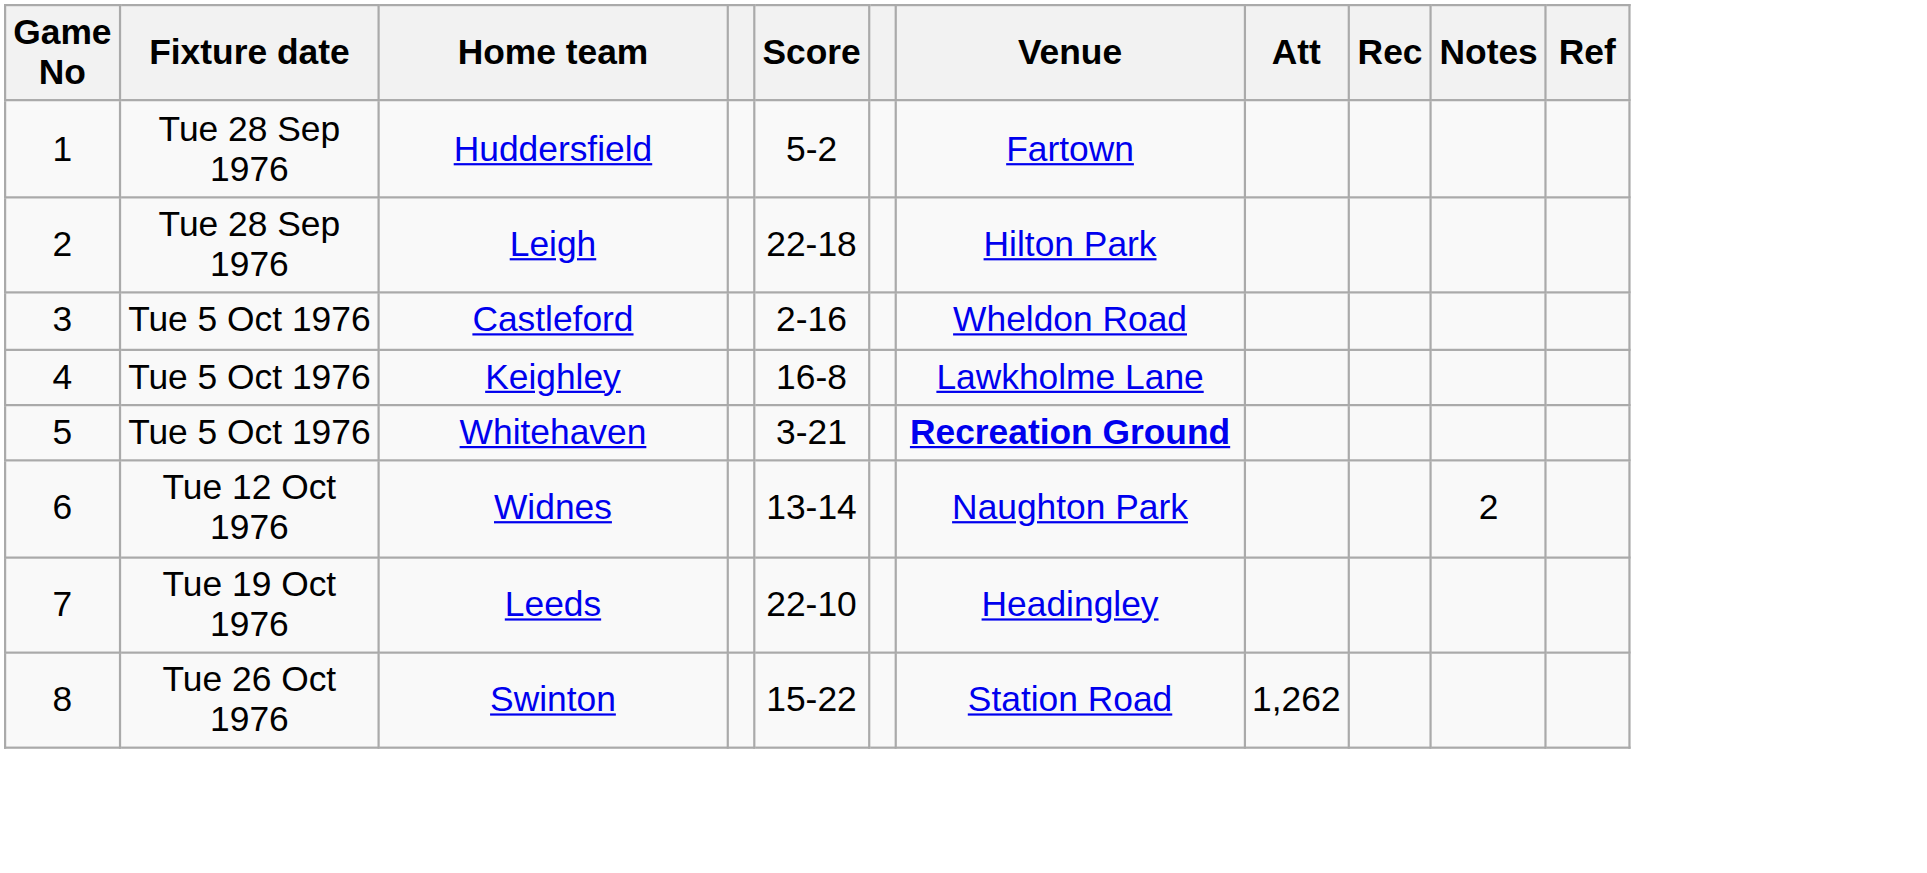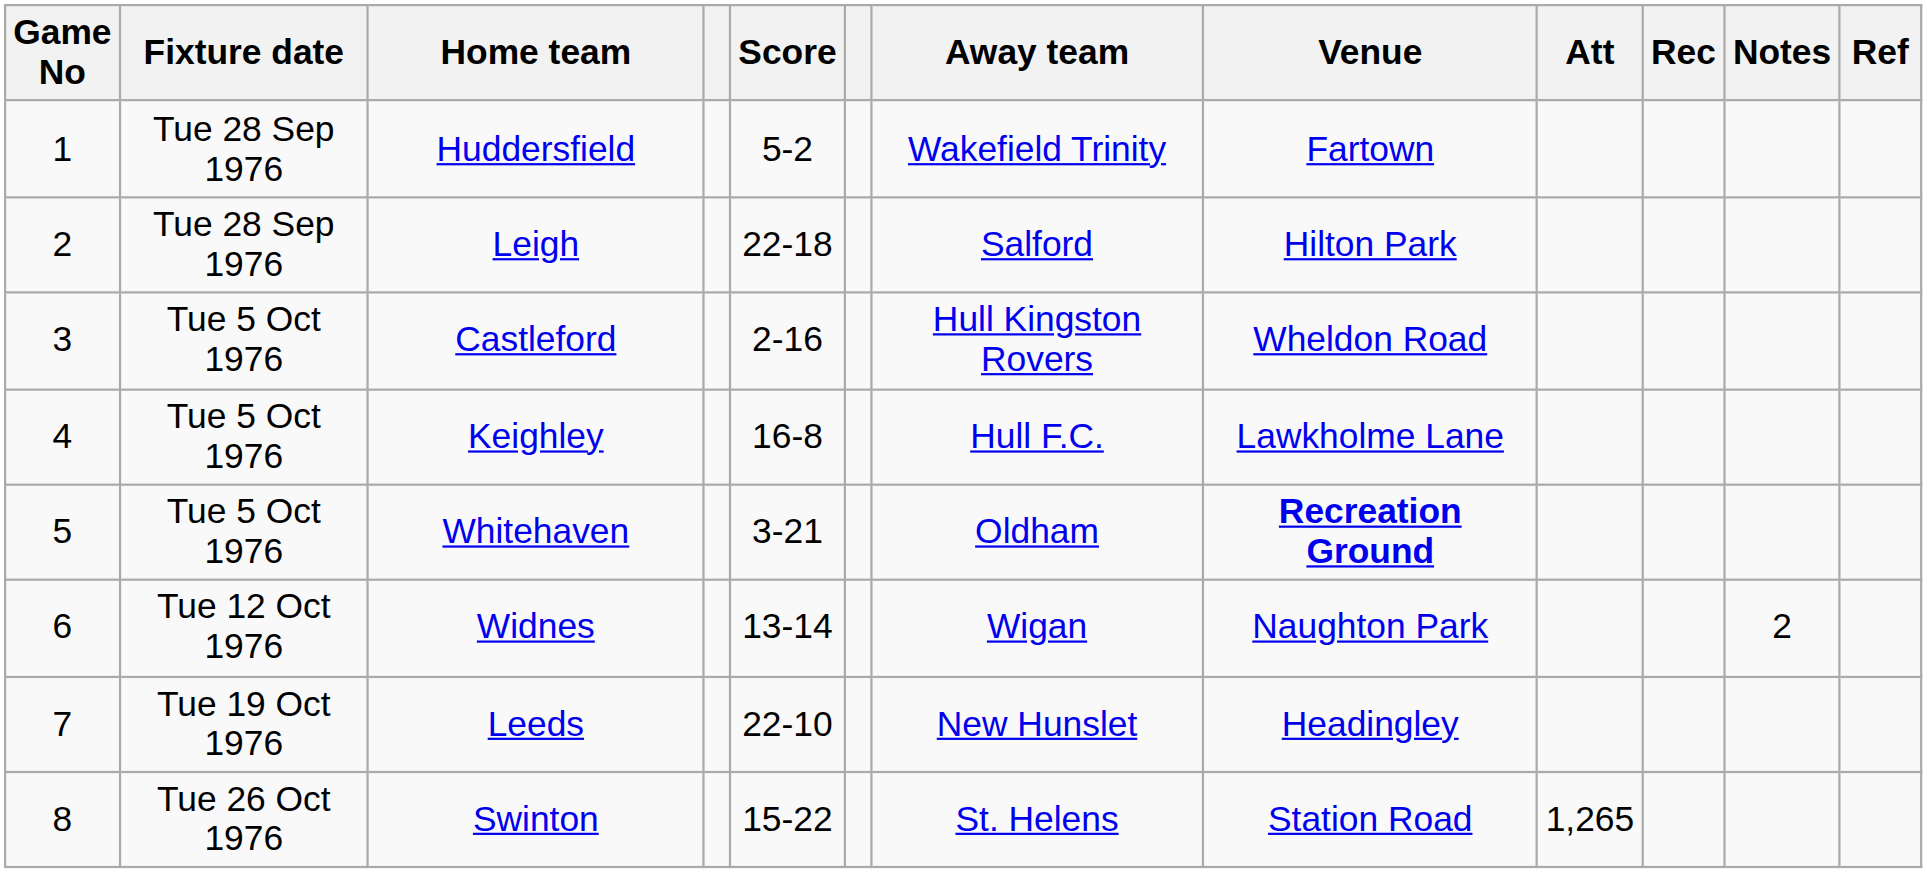+ column: (1037, 52)
(1296, 699) 1,262 -> (1590, 819) 1,265
